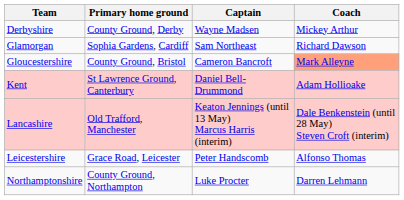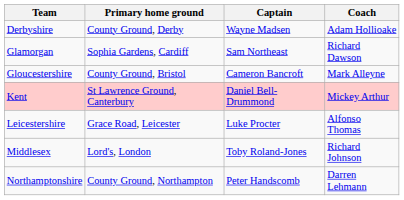(327, 29) Mickey Arthur -> (362, 29) Adam Hollioake
(325, 62) lightsalmon background -> (356, 73) no background
(331, 84) Adam Hollioake -> (358, 96) Mickey Arthur
- row: (30, 124)
(232, 158) Peter Handscomb -> (253, 124) Luke Procter
+ row: (29, 152)
(222, 180) Luke Procter -> (263, 180) Peter Handscomb
